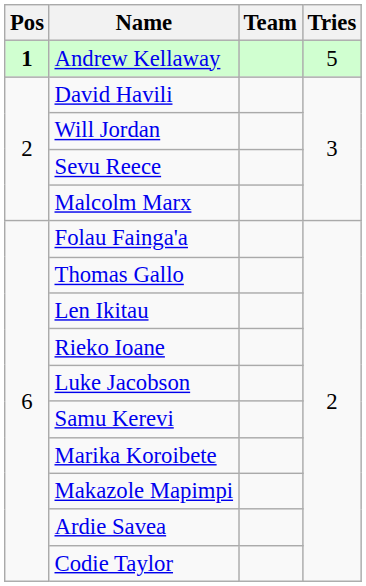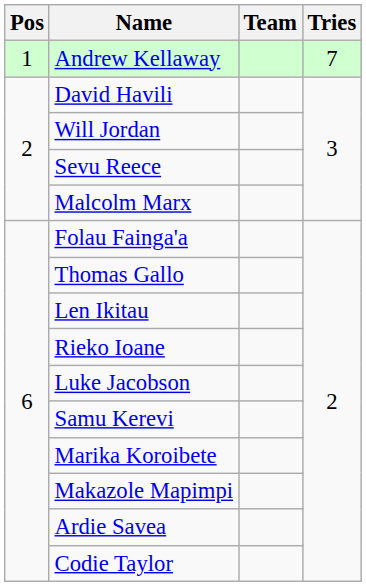(27, 58) bold -> (27, 58) normal
(332, 58) 5 -> (332, 58) 7
